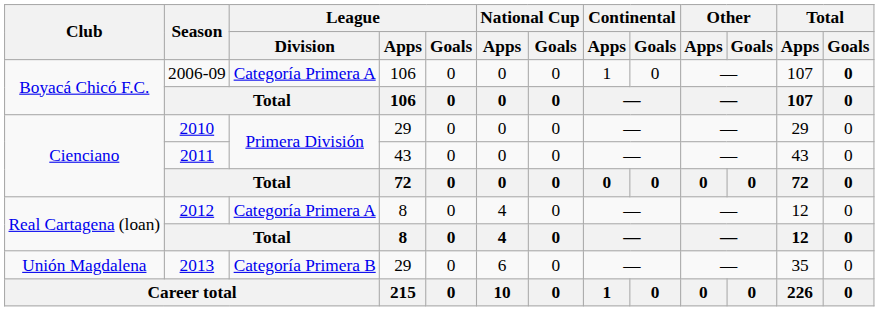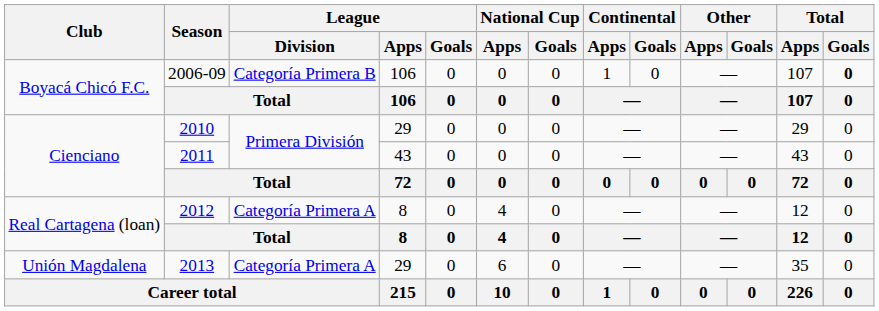(305, 73) Categoría Primera A -> (305, 73) Categoría Primera B
(305, 264) Categoría Primera B -> (305, 264) Categoría Primera A
